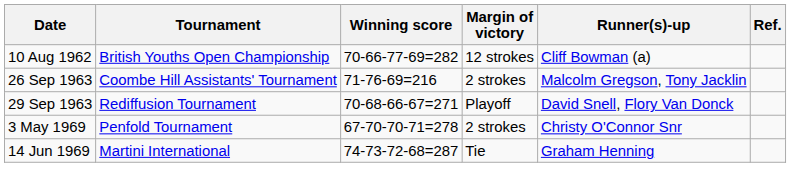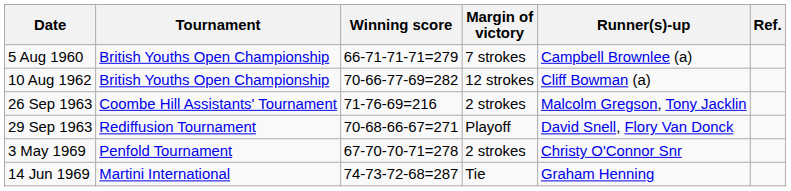+ row: (46, 57)
